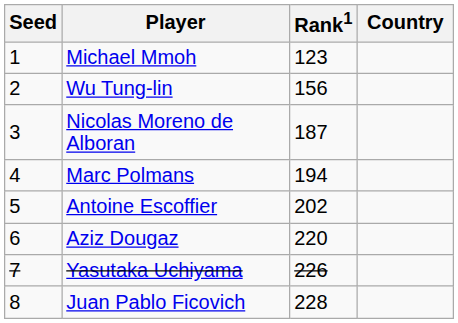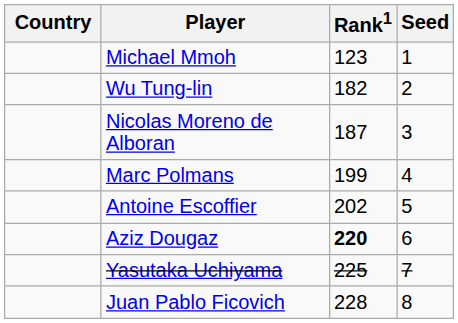columns swapped: (405, 23) <-> (33, 23)
(311, 89) 156 -> (351, 89) 182
(311, 175) 194 -> (351, 175) 199
(311, 238) normal -> (351, 238) bold
(311, 270) 226 -> (351, 270) 225
